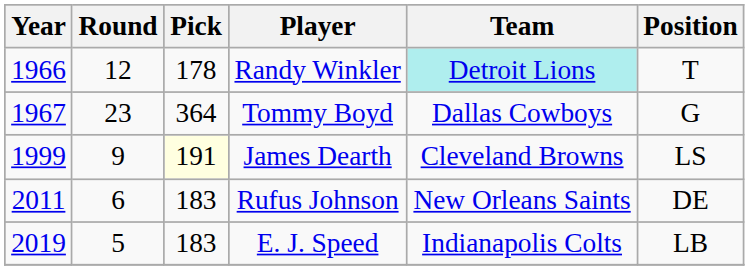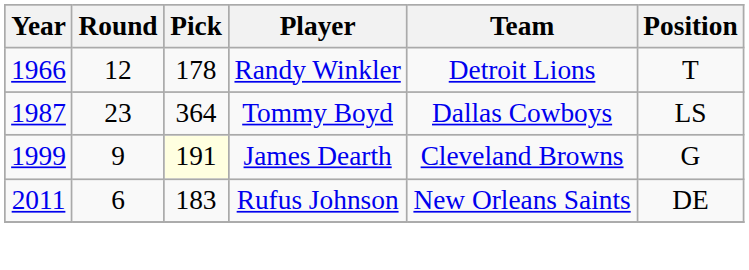(522, 69) paleturquoise background -> (522, 69) no background
(39, 112) 1967 -> (39, 112) 1987
(690, 112) G -> (690, 112) LS
(690, 156) LS -> (690, 156) G
- row: (318, 243)
